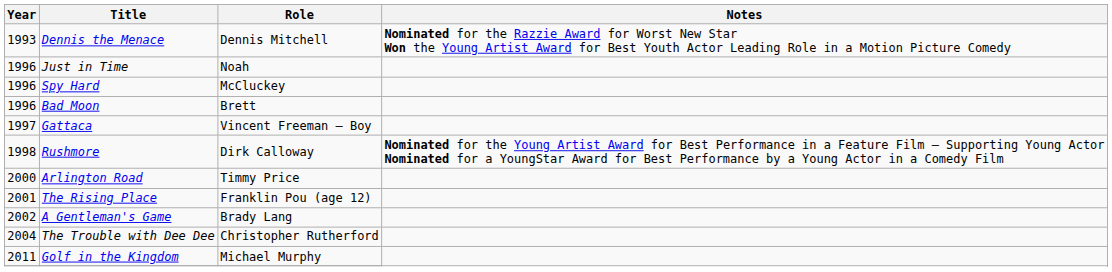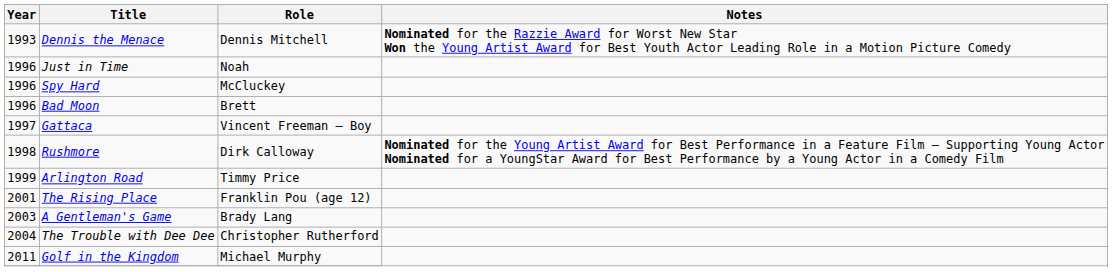(22, 178) 2000 -> (22, 178) 1999
(22, 217) 2002 -> (22, 217) 2003
